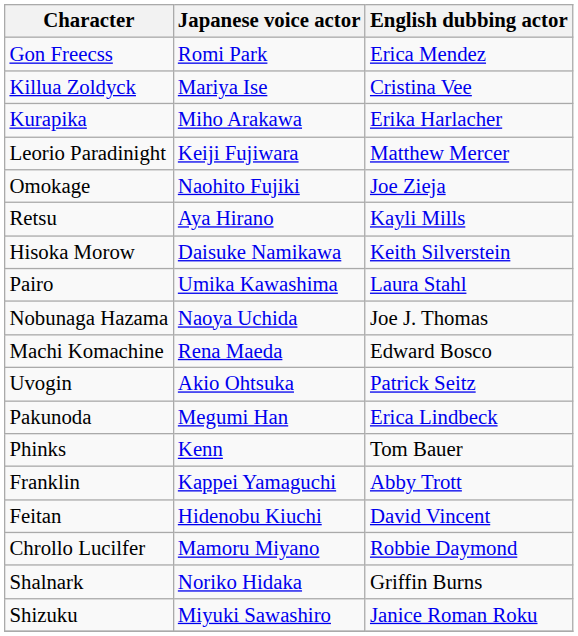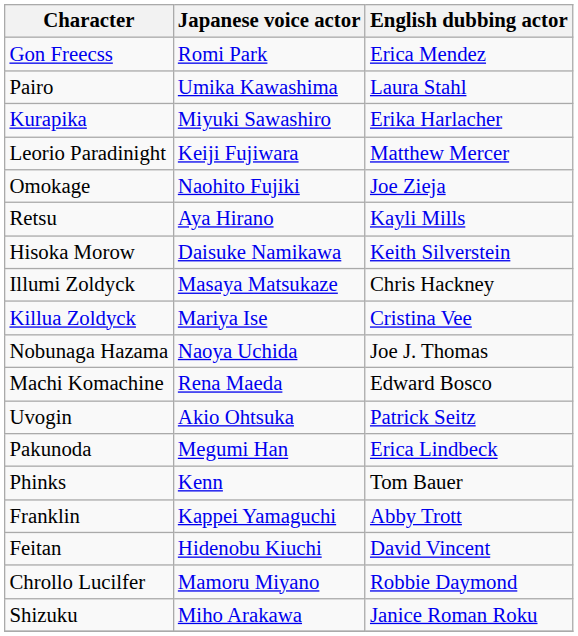rows swapped: (73, 86) <-> (31, 284)
(240, 119) Miho Arakawa -> (254, 119) Miyuki Sawashiro
+ row: (72, 284)
- row: (46, 581)
(254, 614) Miyuki Sawashiro -> (240, 614) Miho Arakawa
